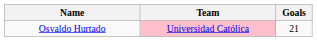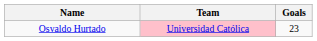(294, 28) 21 -> (294, 28) 23
